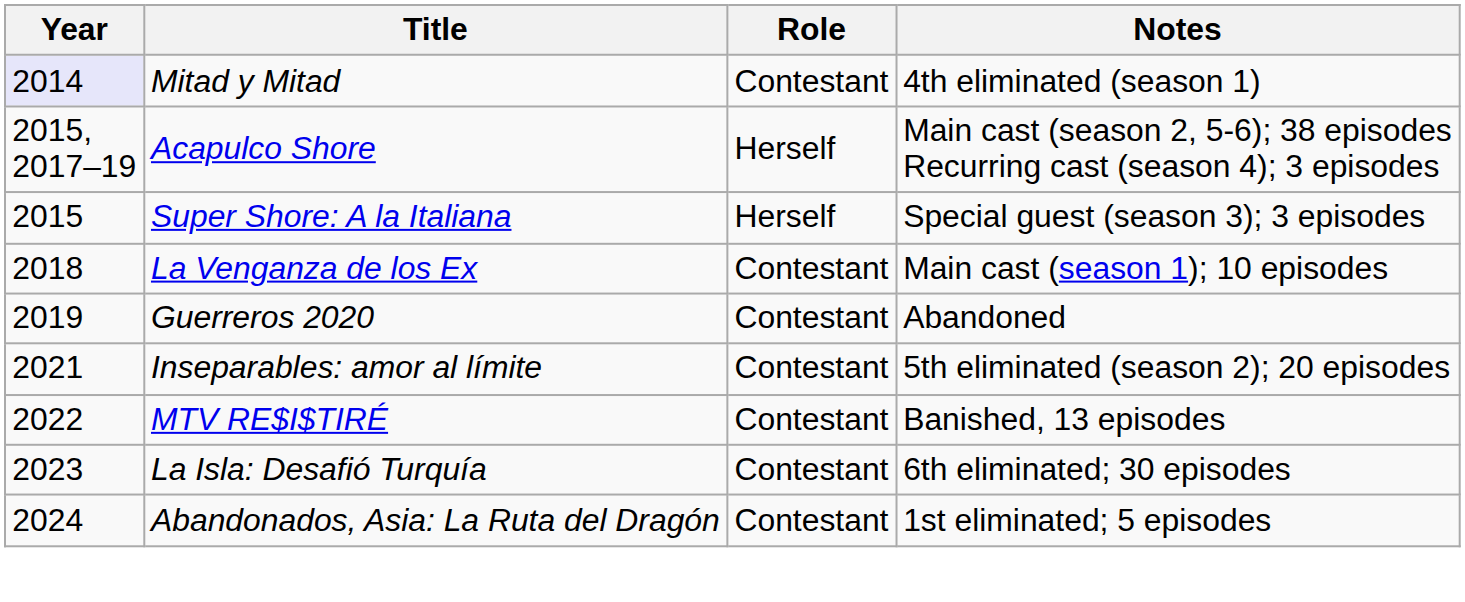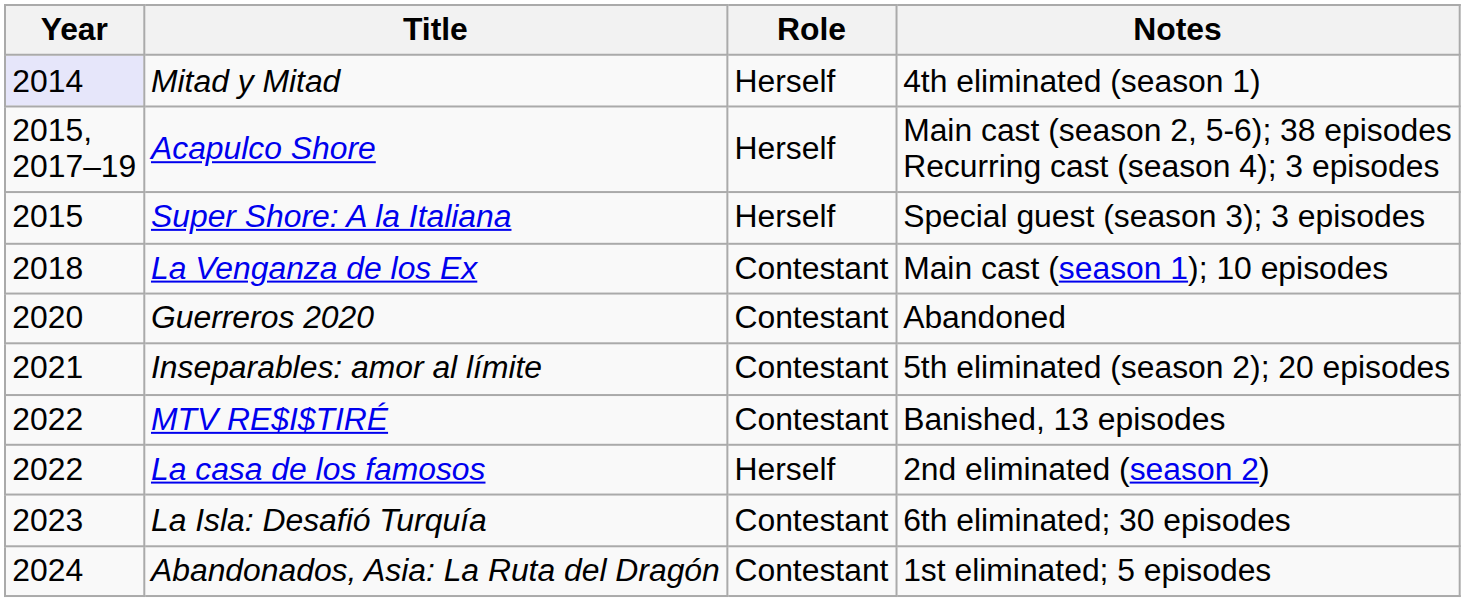(811, 80) Contestant -> (785, 80) Herself
(48, 318) 2019 -> (48, 318) 2020
+ row: (318, 469)
